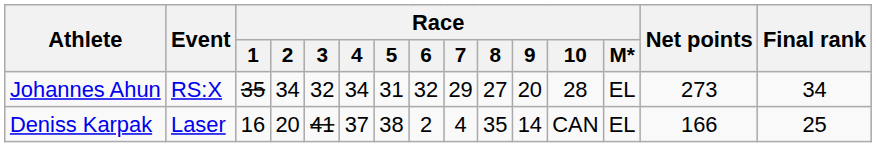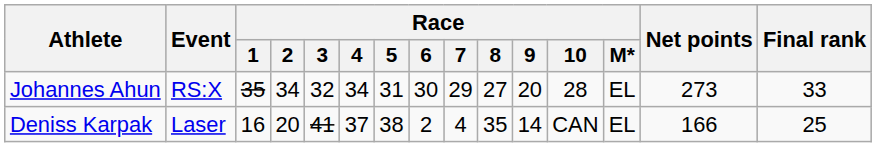(426, 90) 32 -> (426, 90) 30
(815, 90) 34 -> (815, 90) 33
